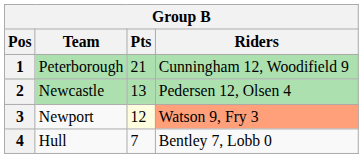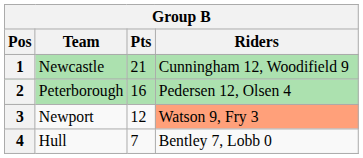(81, 66) Peterborough -> (72, 66) Newcastle
(72, 91) Newcastle -> (81, 91) Peterborough
(138, 91) 13 -> (138, 91) 16
(138, 116) lightyellow background -> (138, 116) no background
